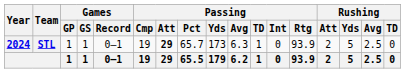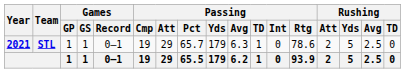(18, 44) 2024 -> (18, 44) 2021
(167, 44) bold -> (167, 44) normal
(217, 44) 173 -> (217, 44) 179
(303, 44) 93.9 -> (303, 44) 78.6
